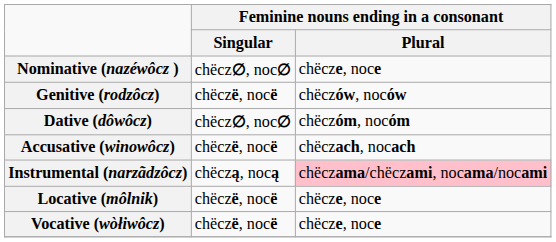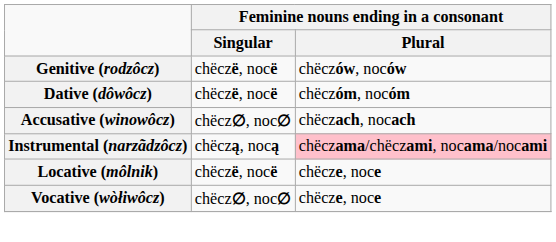- row: (98, 69)
(243, 121) chëcz∅, noc∅ -> (236, 94) chëczë, nocë
(236, 147) chëczë, nocë -> (243, 120) chëcz∅, noc∅
(236, 224) chëczë, nocë -> (243, 198) chëcz∅, noc∅
